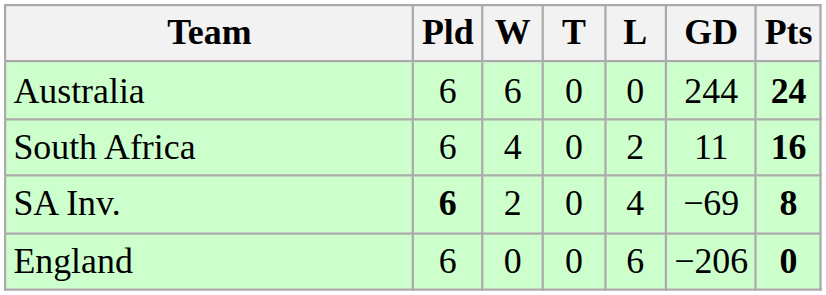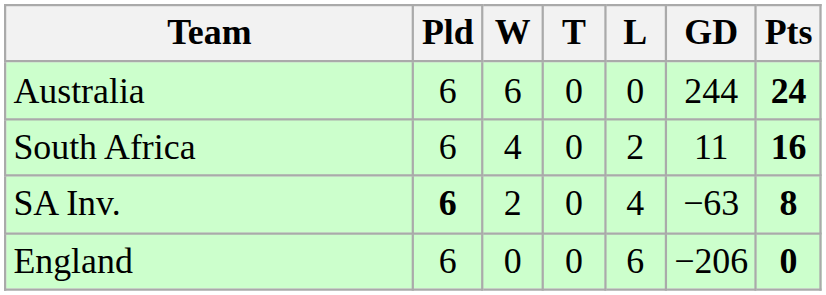(711, 203) −69 -> (711, 203) −63
